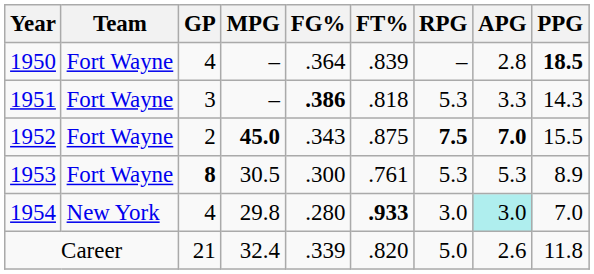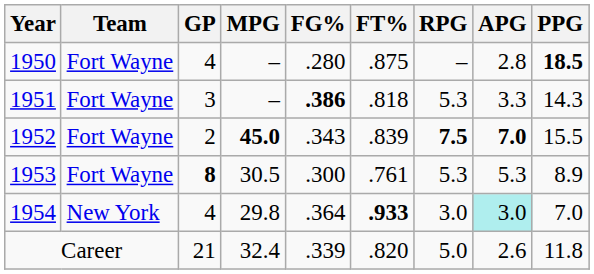(325, 61) .364 -> (325, 61) .280
(388, 61) .839 -> (388, 61) .875
(388, 137) .875 -> (388, 137) .839
(325, 212) .280 -> (325, 212) .364
